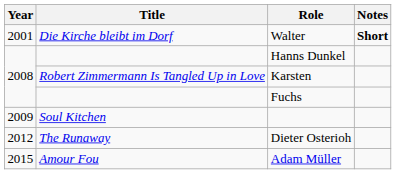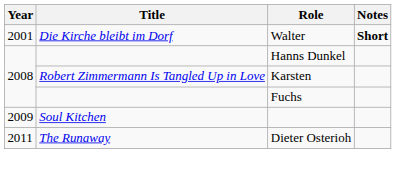(20, 138) 2012 -> (20, 138) 2011
- row: (306, 158)
